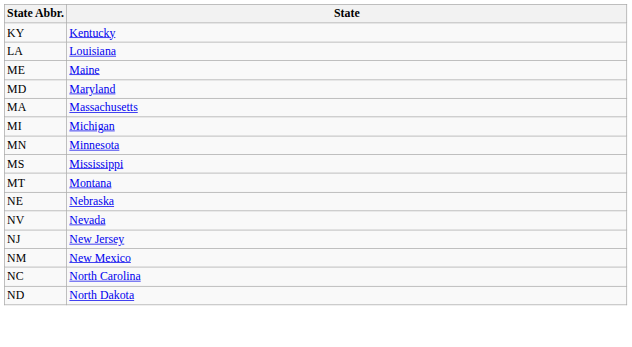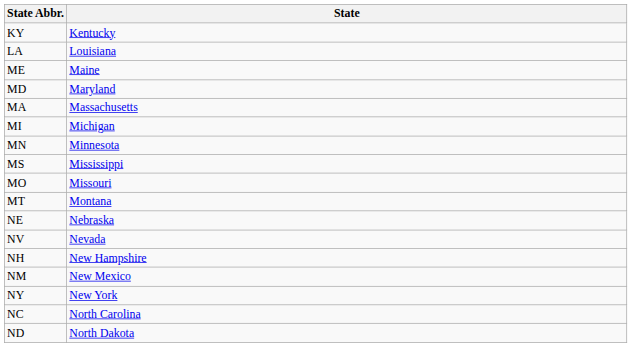+ row: (17, 182)
+ row: (16, 257)
- row: (14, 239)
+ row: (16, 295)
